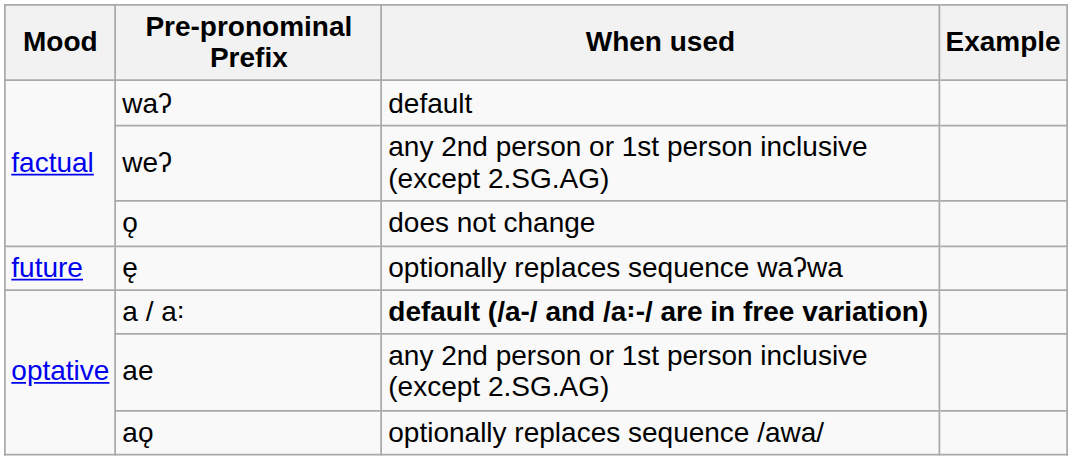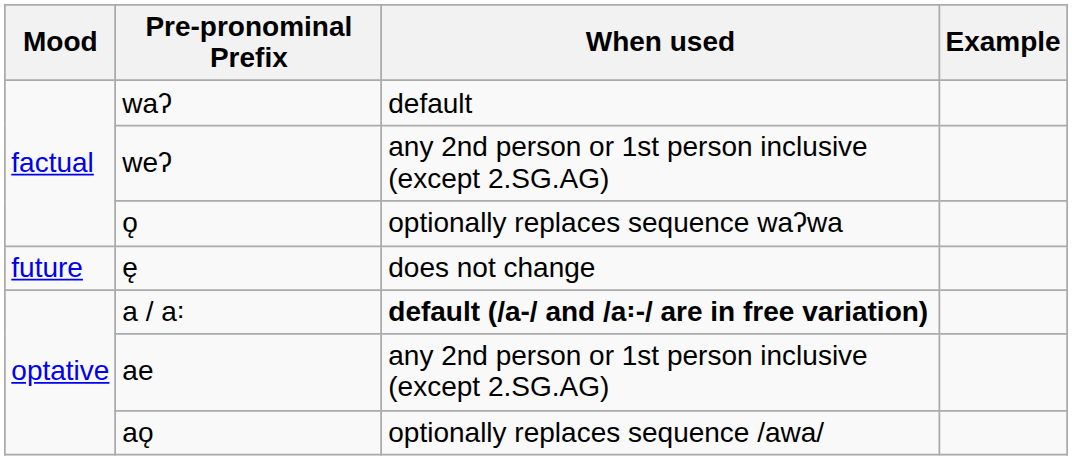(492, 222) does not change -> (616, 222) optionally replaces sequence waʔwa
(616, 267) optionally replaces sequence waʔwa -> (492, 267) does not change
